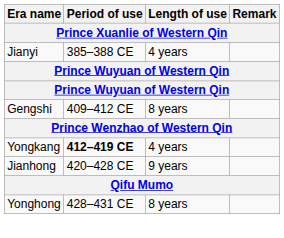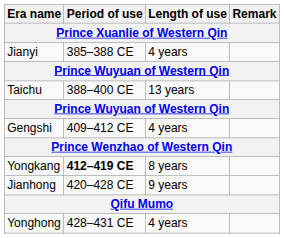+ row: (24, 90)
(168, 109) 8 years -> (168, 128) 4 years
(168, 147) 4 years -> (168, 166) 8 years
(168, 204) 8 years -> (168, 223) 4 years
